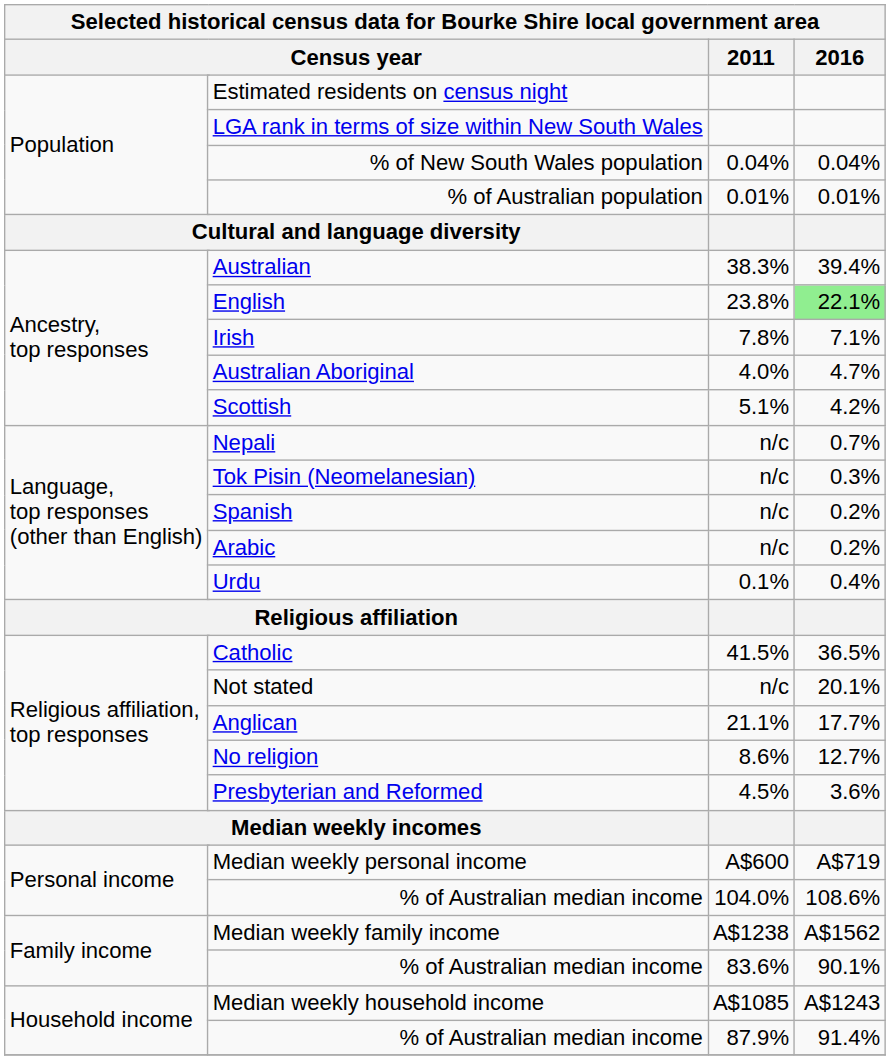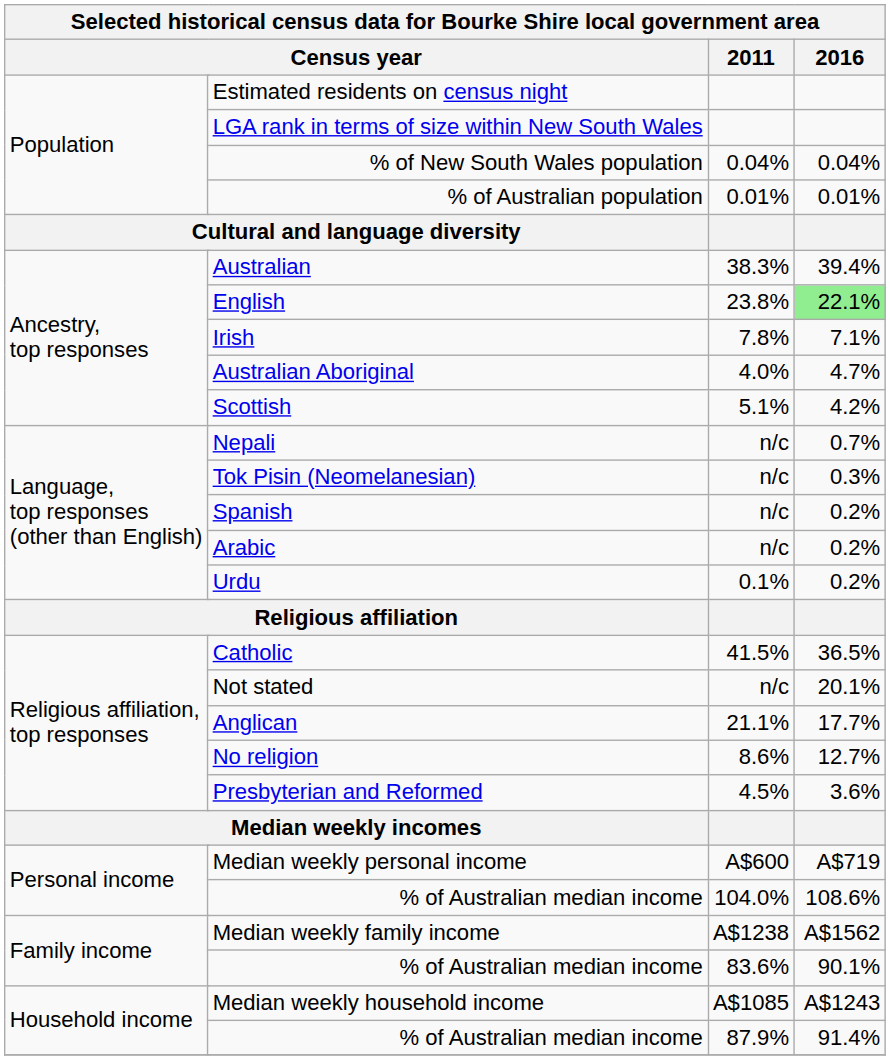(852, 582) 0.4% -> (852, 582) 0.2%
